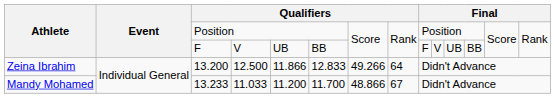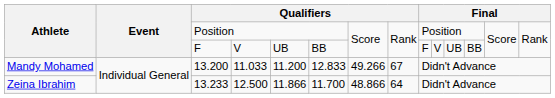(41, 66) Zeina Ibrahim -> (50, 66) Mandy Mohamed
(251, 66) 12.500 -> (250, 66) 11.033
(290, 66) 11.866 -> (290, 66) 11.200
(397, 66) 64 -> (397, 66) 67
(50, 84) Mandy Mohamed -> (41, 84) Zeina Ibrahim
(250, 84) 11.033 -> (251, 84) 12.500
(290, 84) 11.200 -> (290, 84) 11.866
(397, 84) 67 -> (397, 84) 64
